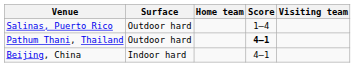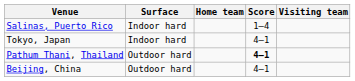(160, 26) Outdoor hard -> (157, 26) Indoor hard
+ row: (38, 40)
(157, 55) Indoor hard -> (160, 69) Outdoor hard
